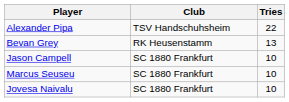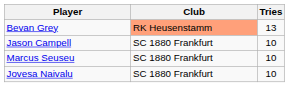- row: (40, 27)
(173, 43) no background -> (173, 27) lightsalmon background
